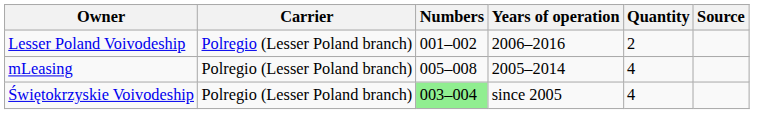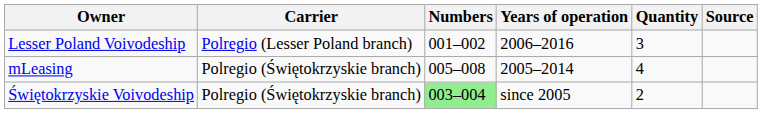(631, 43) 2 -> (640, 43) 3
(307, 69) Polregio (Lesser Poland branch) -> (311, 69) Polregio (Świętokrzyskie branch)
(307, 95) Polregio (Lesser Poland branch) -> (311, 95) Polregio (Świętokrzyskie branch)
(631, 95) 4 -> (640, 95) 2
